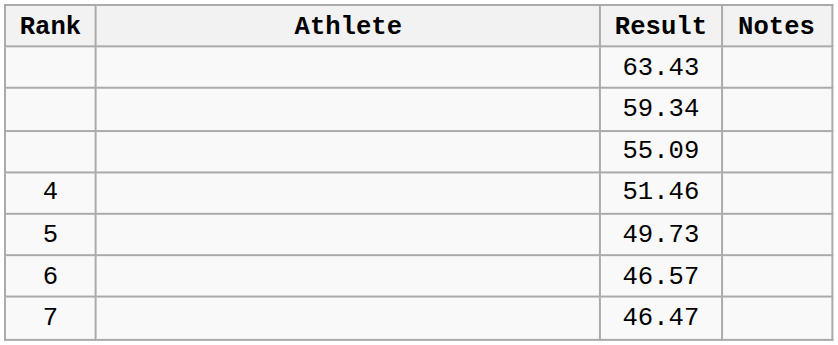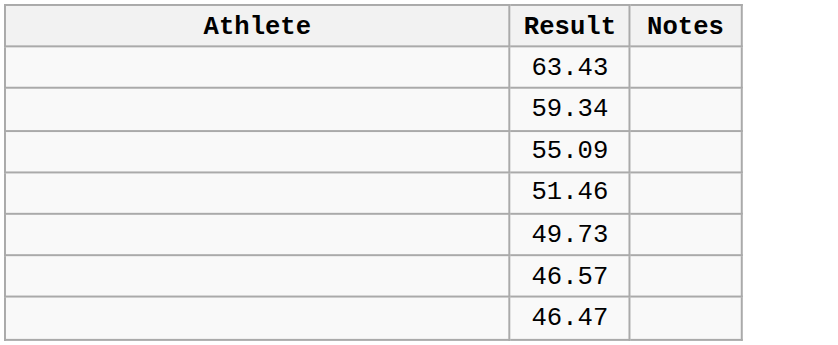- column: (50, 26)
